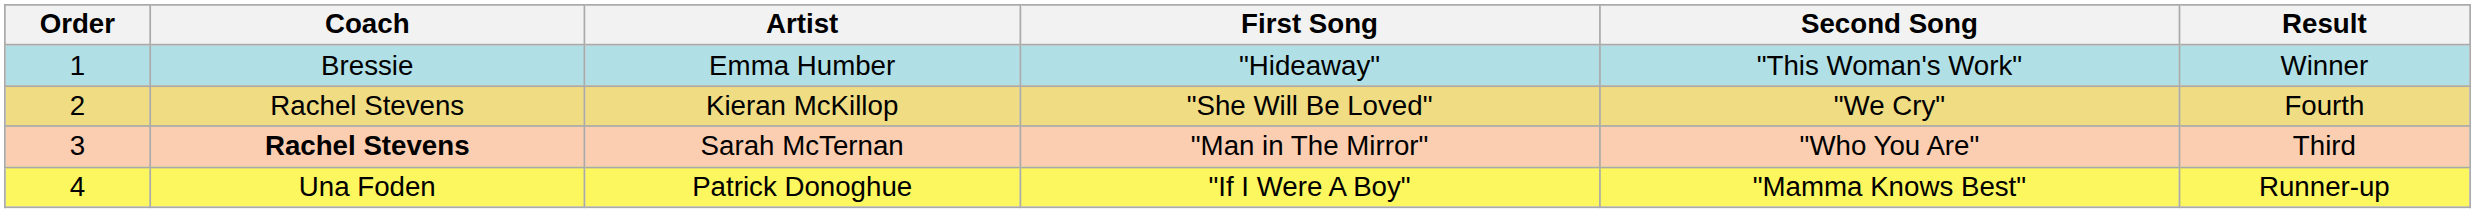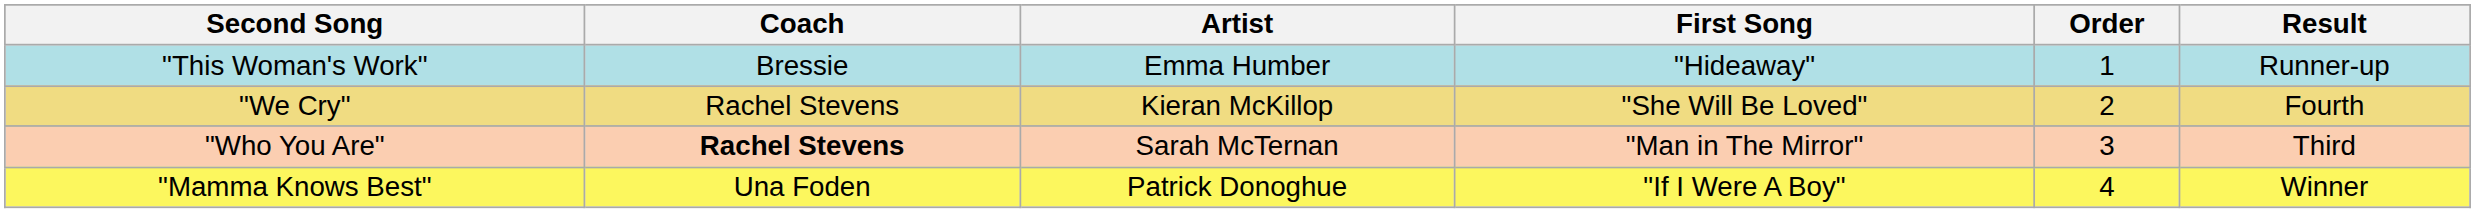columns swapped: (77, 24) <-> (1889, 24)
(2324, 65) Winner -> (2324, 65) Runner-up
(2324, 186) Runner-up -> (2324, 186) Winner
